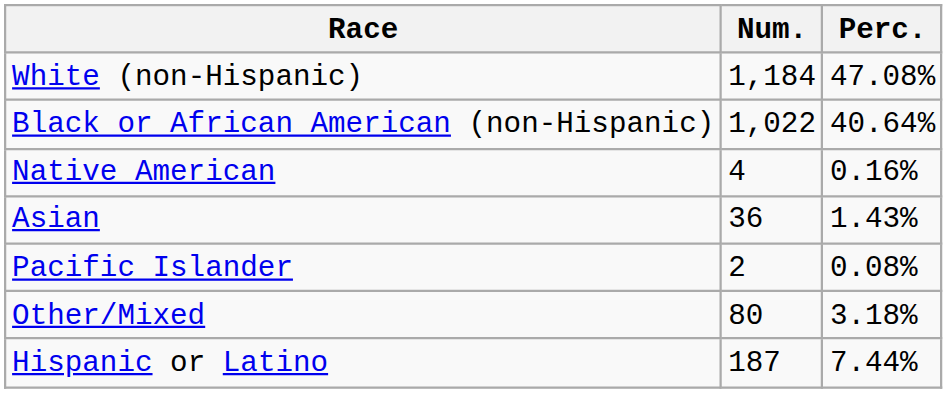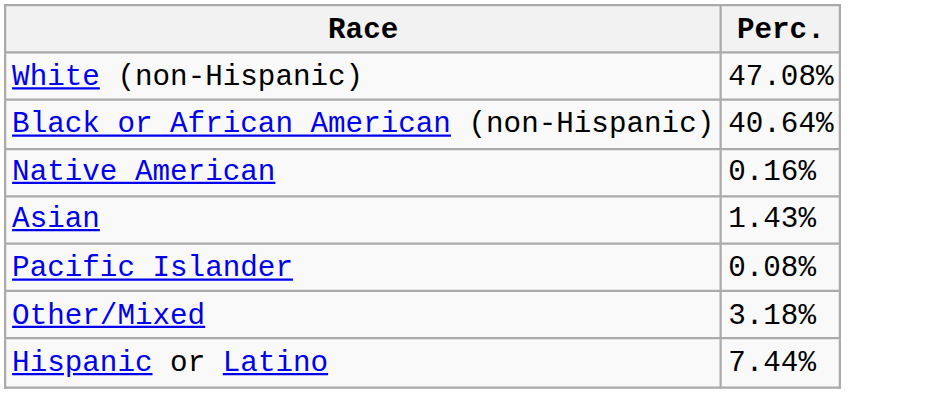- column: (772, 29)
